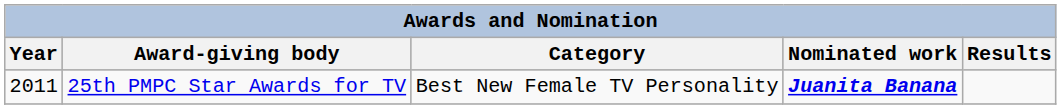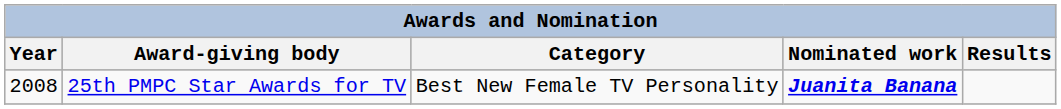(34, 87) 2011 -> (34, 87) 2008
